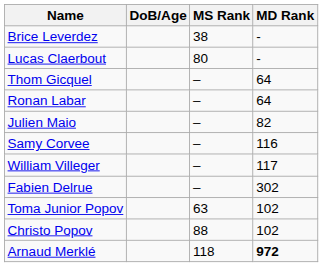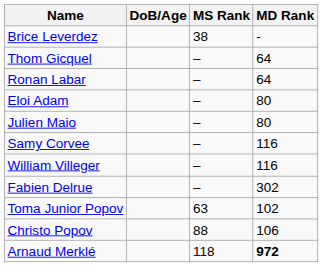- row: (57, 58)
+ row: (38, 101)
(264, 122) 82 -> (264, 122) 80
(267, 165) 117 -> (267, 165) 116
(268, 229) 102 -> (268, 229) 106
